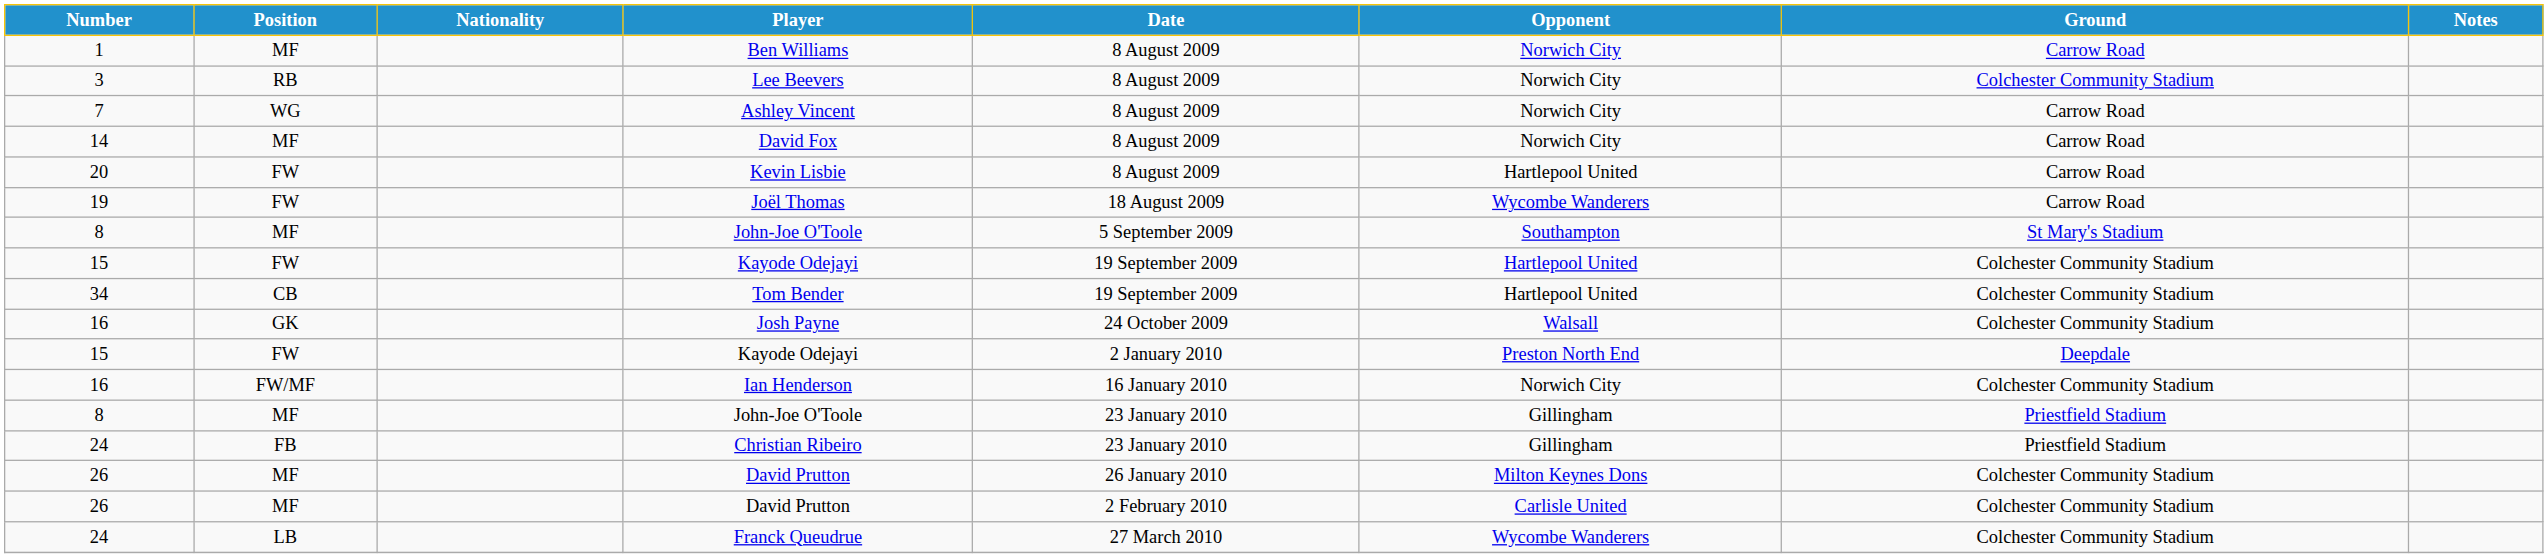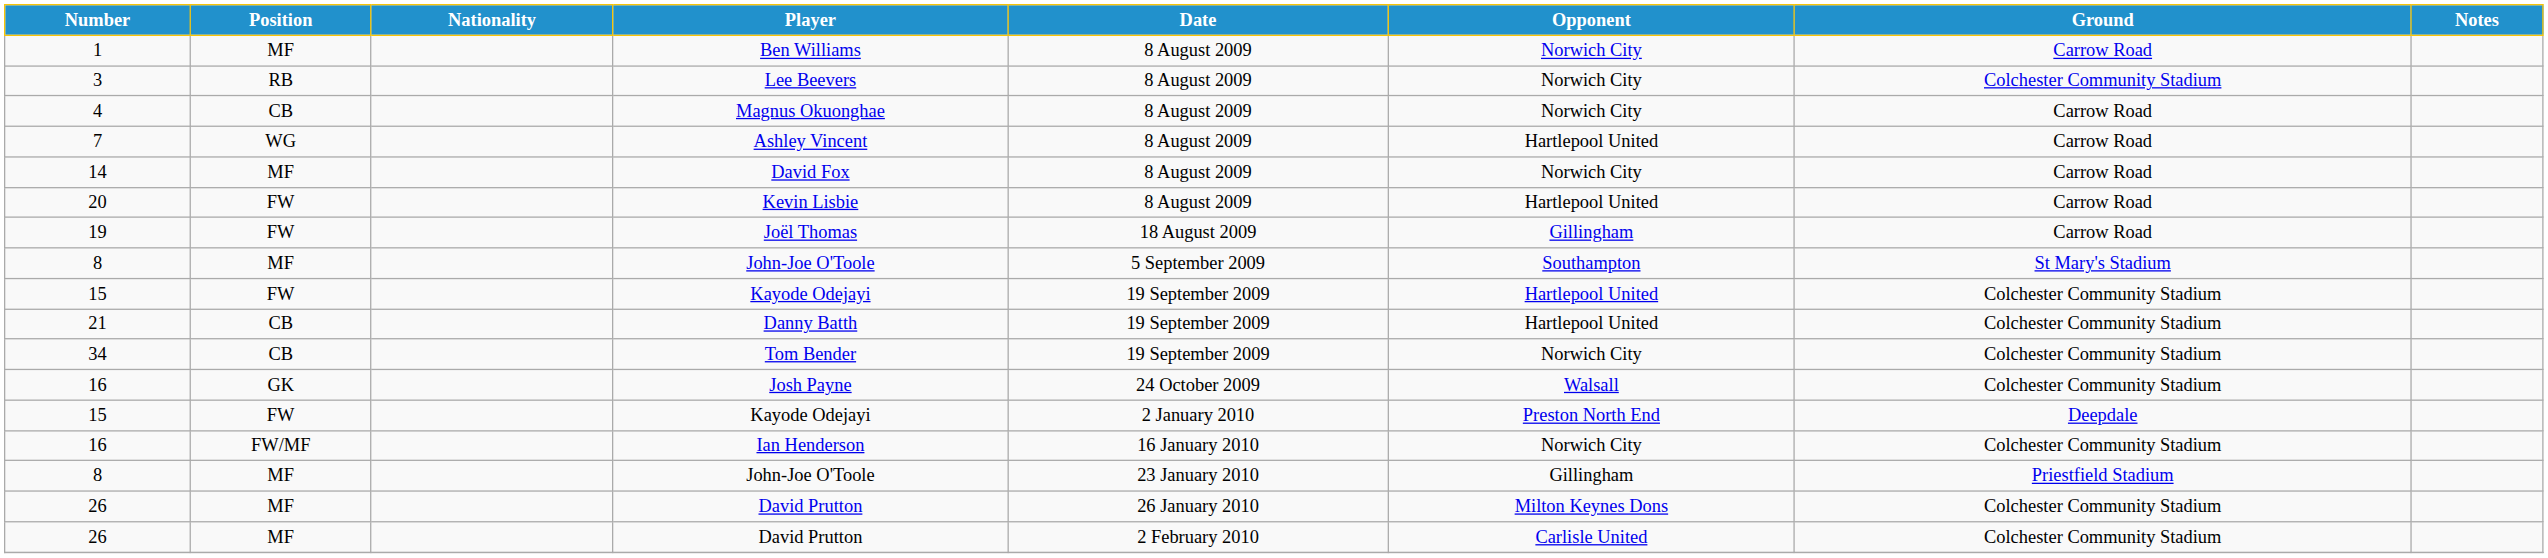+ row: (98, 111)
(1571, 111) Norwich City -> (1591, 141) Hartlepool United
(1571, 202) Wycombe Wanderers -> (1591, 232) Gillingham
+ row: (98, 324)
(1571, 293) Hartlepool United -> (1591, 354) Norwich City
- row: (99, 445)
- row: (99, 536)
